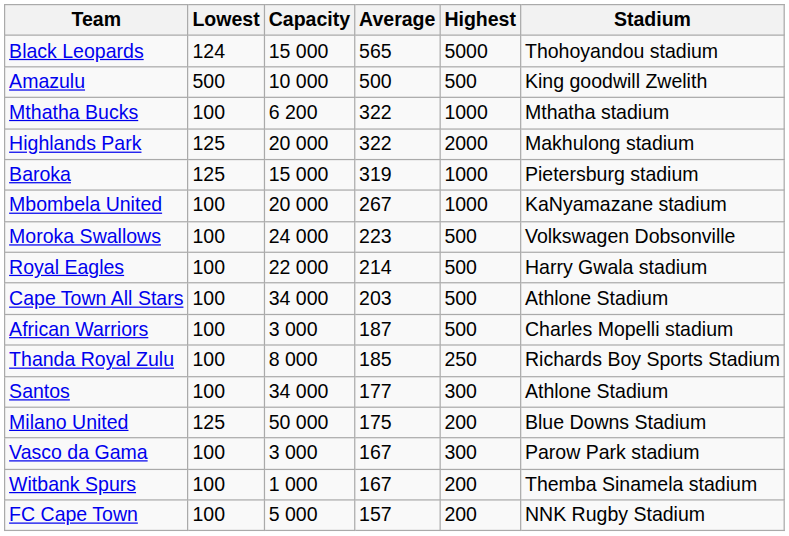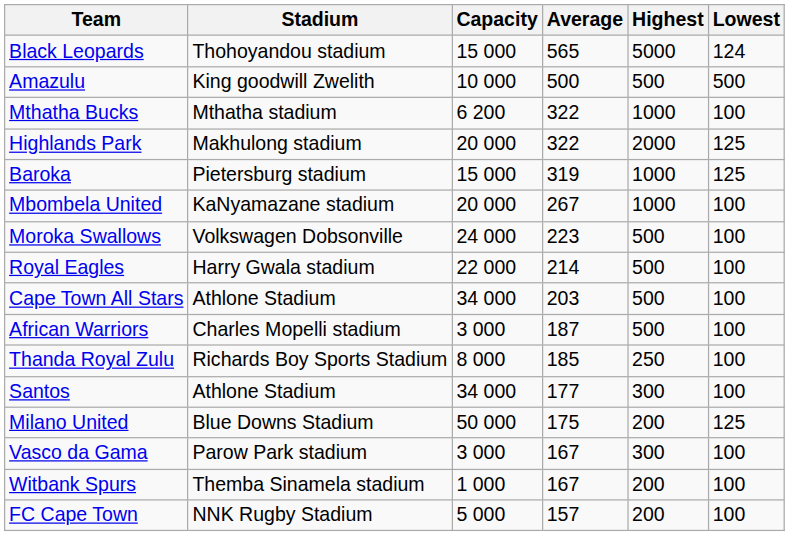columns swapped: (652, 19) <-> (226, 19)
